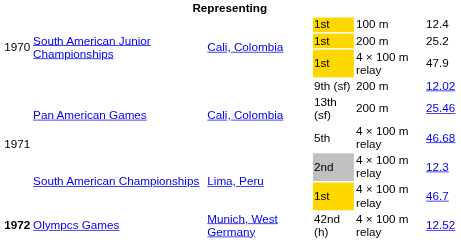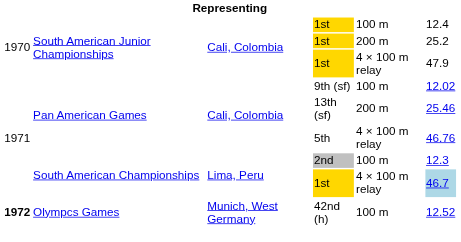(372, 86) 200 m -> (372, 86) 100 m
(441, 138) 46.68 -> (441, 138) 46.76
(382, 167) 4 × 100 m relay -> (372, 160) 100 m
(437, 196) no background -> (437, 183) lightblue background
(382, 225) 4 × 100 m relay -> (372, 212) 100 m
